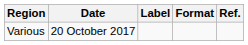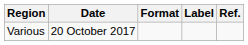columns swapped: (195, 13) <-> (155, 13)
